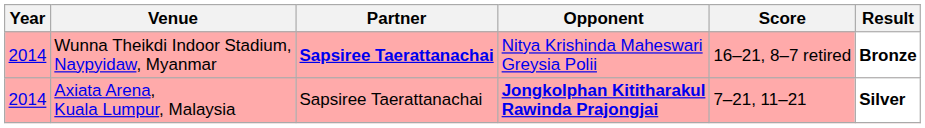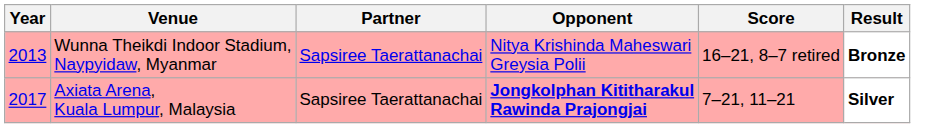(27, 55) 2014 -> (27, 55) 2013
(397, 55) bold -> (391, 55) normal
(27, 100) 2014 -> (27, 100) 2017
